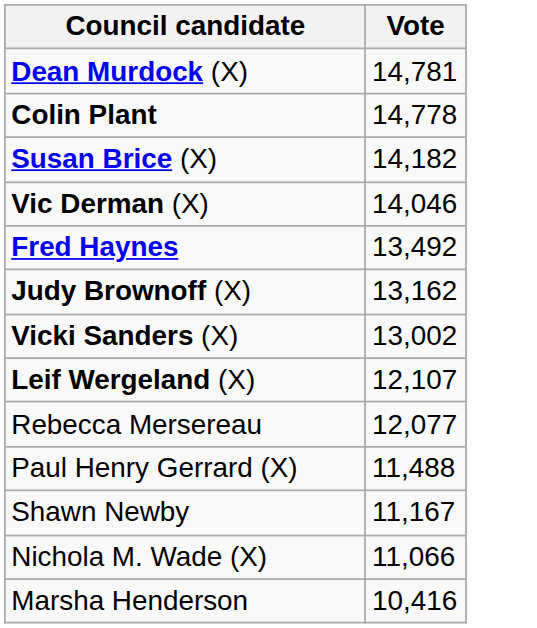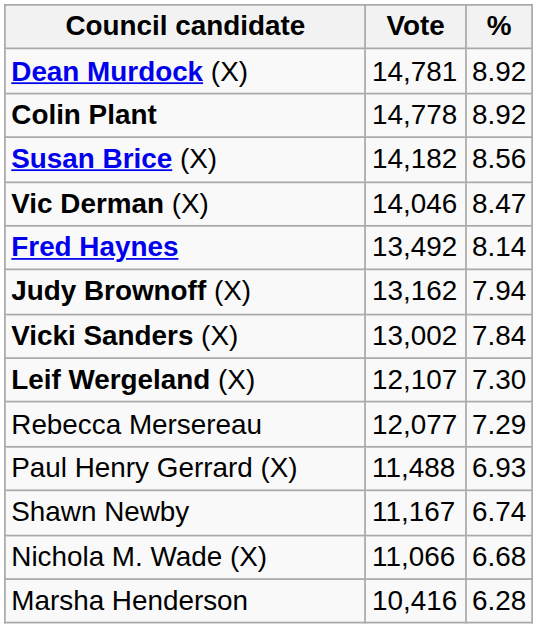+ column: (499, 26)
